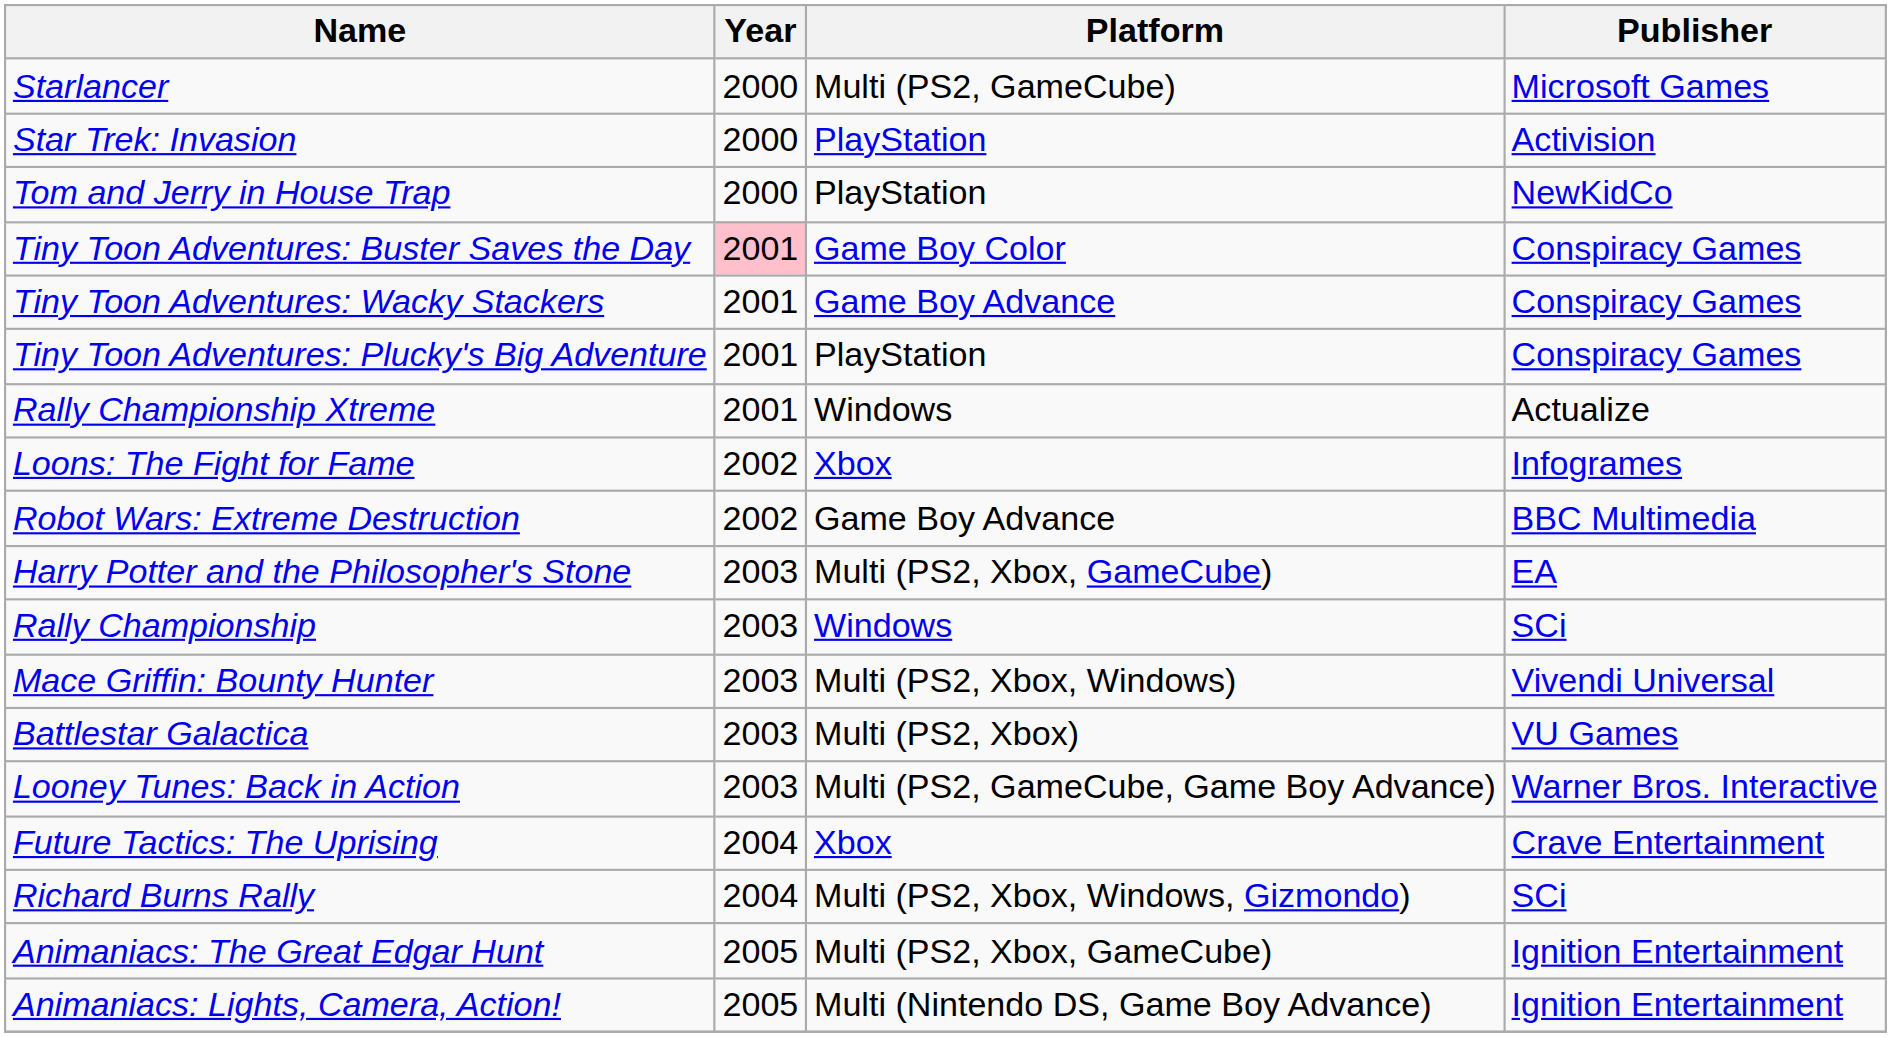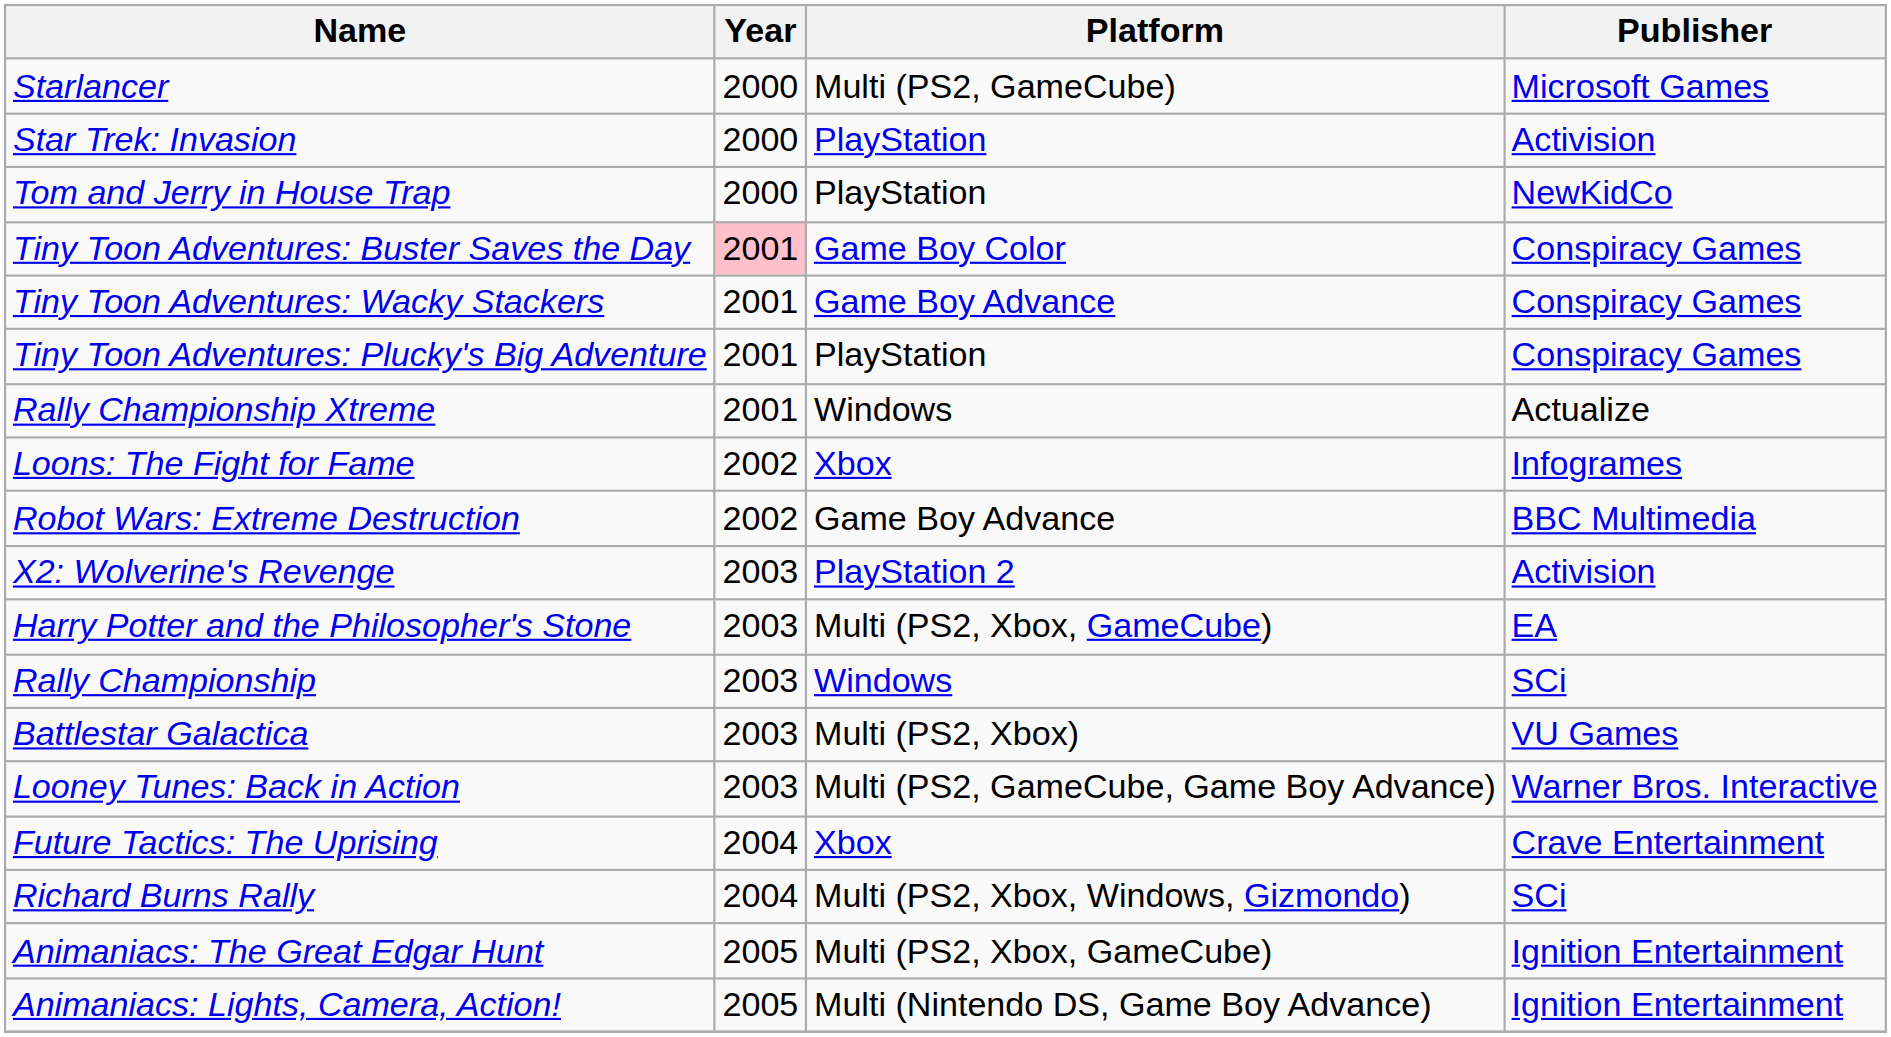+ row: (204, 572)
- row: (223, 680)
